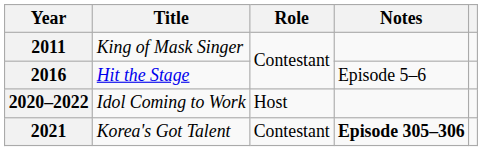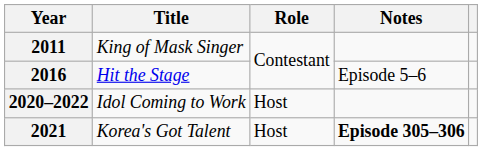(292, 131) Contestant -> (271, 131) Host
